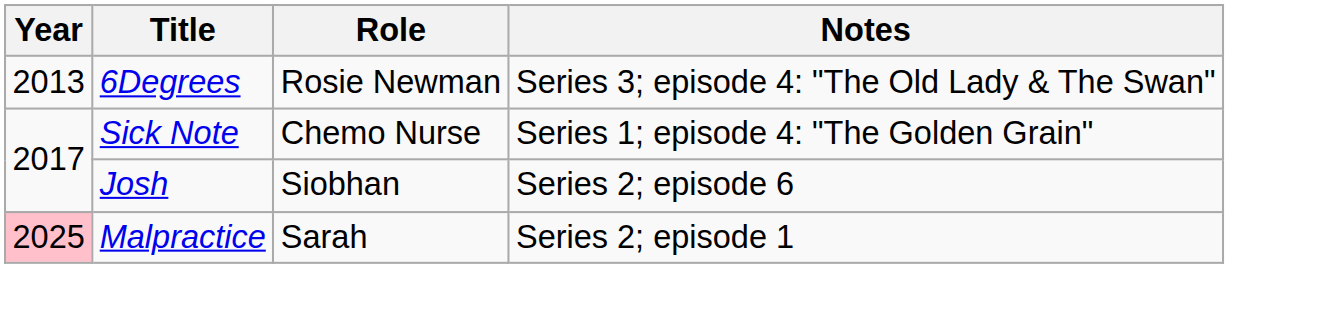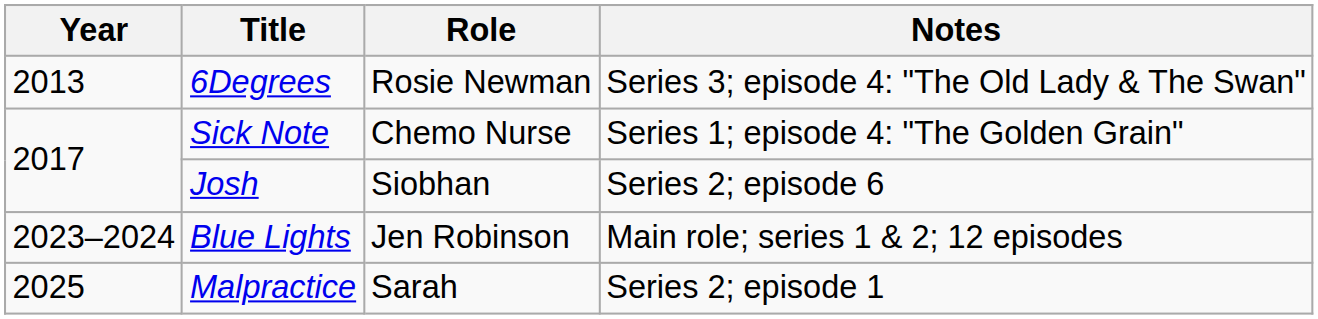+ row: (270, 236)
(49, 236) pink background -> (49, 287) no background
